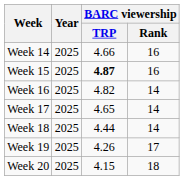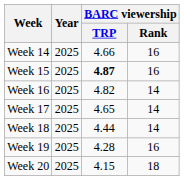(104, 147) 4.26 -> (104, 147) 4.28
(153, 147) 17 -> (153, 147) 16
